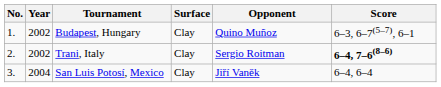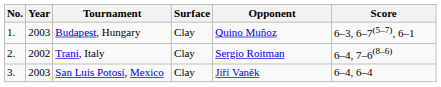(39, 32) 2002 -> (39, 32) 2003
(363, 53) bold -> (363, 53) normal
(39, 72) 2004 -> (39, 72) 2003
